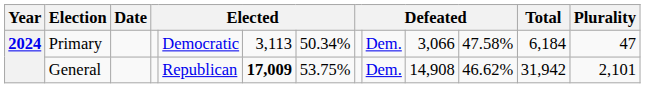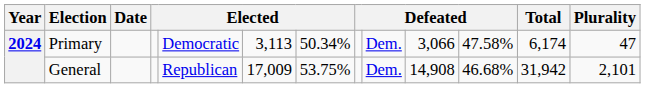(548, 43) 6,184 -> (548, 43) 6,174
(269, 69) bold -> (269, 69) normal
(488, 69) 46.62% -> (488, 69) 46.68%
